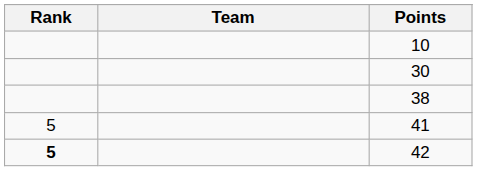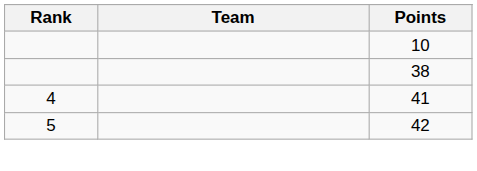- row: (420, 71)
(51, 125) 5 -> (51, 98) 4
(51, 152) bold -> (51, 125) normal
